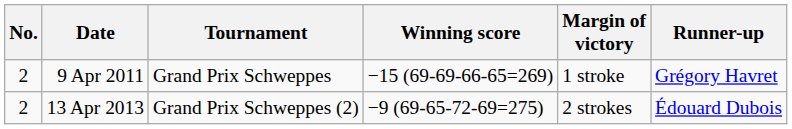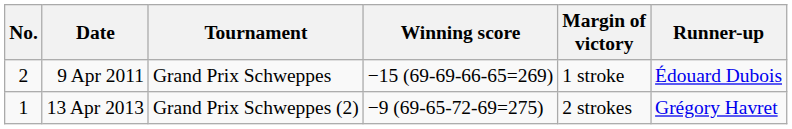(716, 75) Grégory Havret -> (719, 75) Édouard Dubois
(23, 107) 2 -> (23, 107) 1
(719, 107) Édouard Dubois -> (716, 107) Grégory Havret
